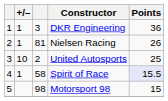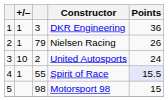(40, 43) 81 -> (40, 43) 79
(156, 58) 25 -> (156, 58) 24
(40, 74) 58 -> (40, 74) 55
